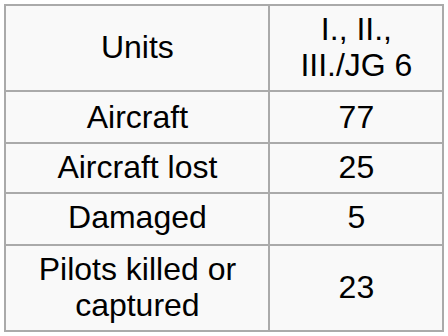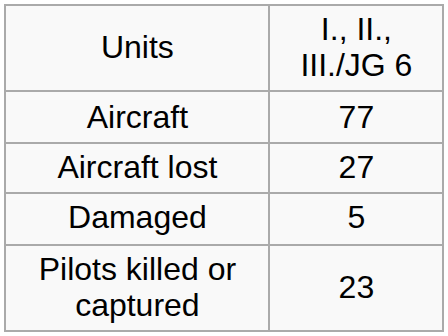(356, 167) 25 -> (356, 167) 27
